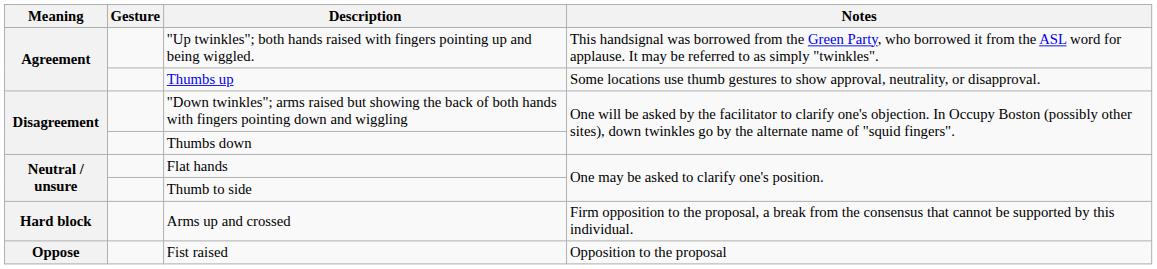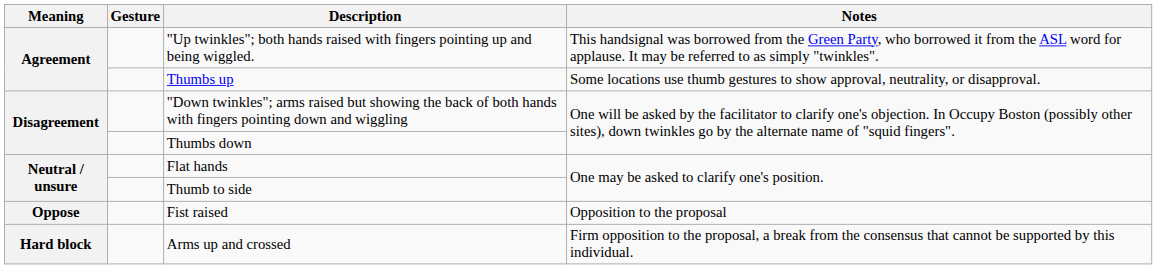rows swapped: (197, 252) <-> (229, 220)
